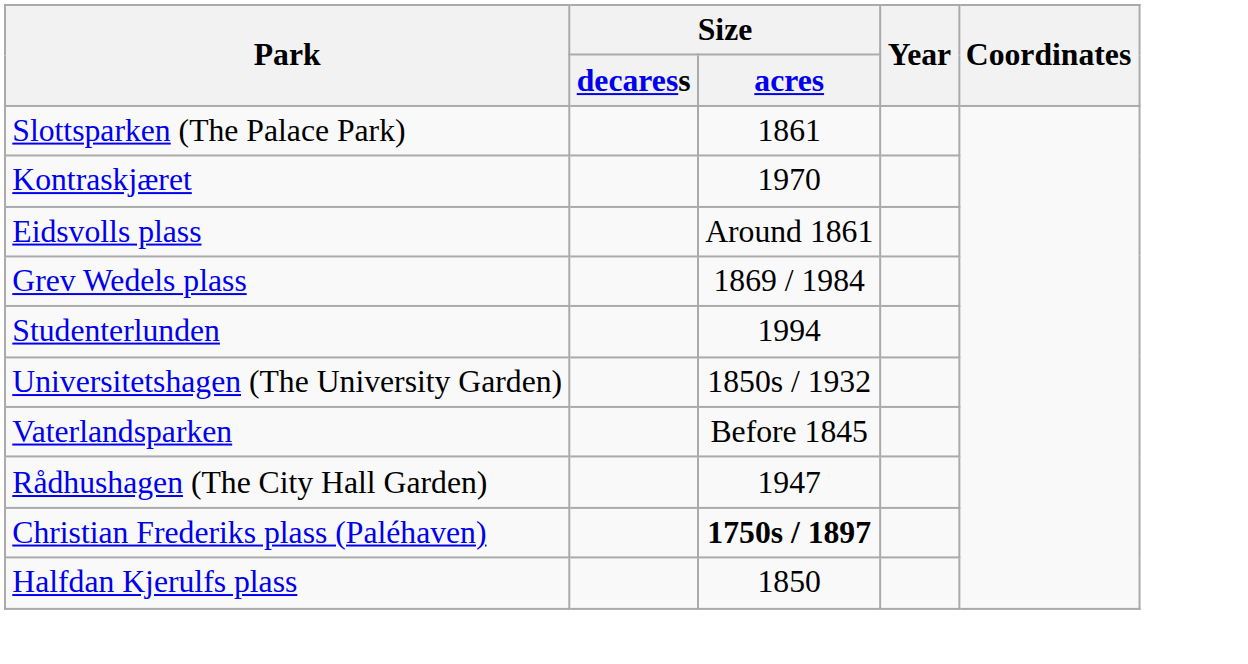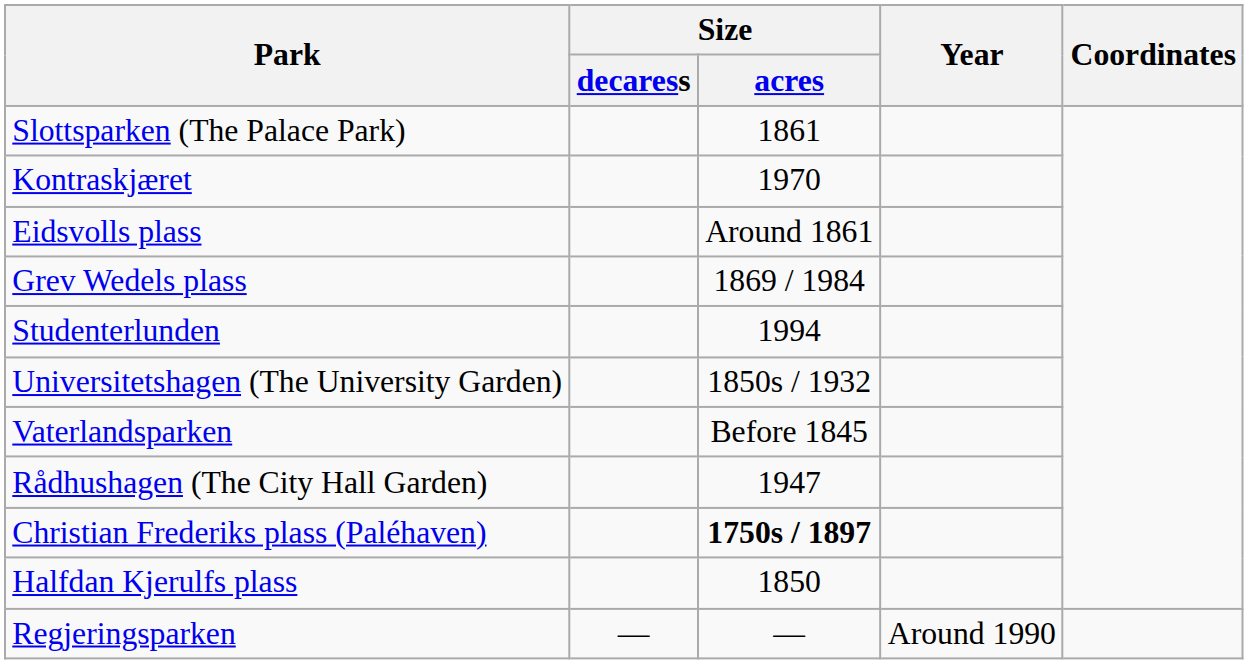+ row: (124, 632)
